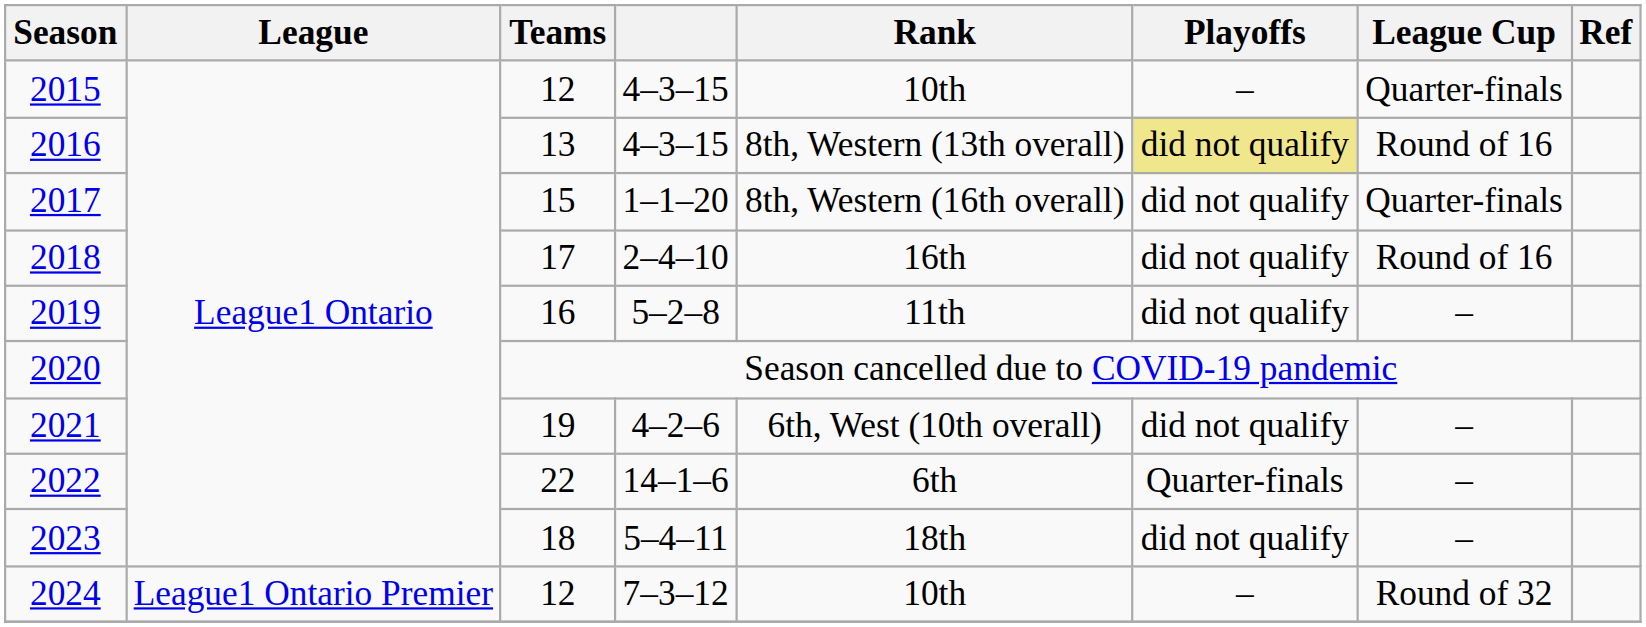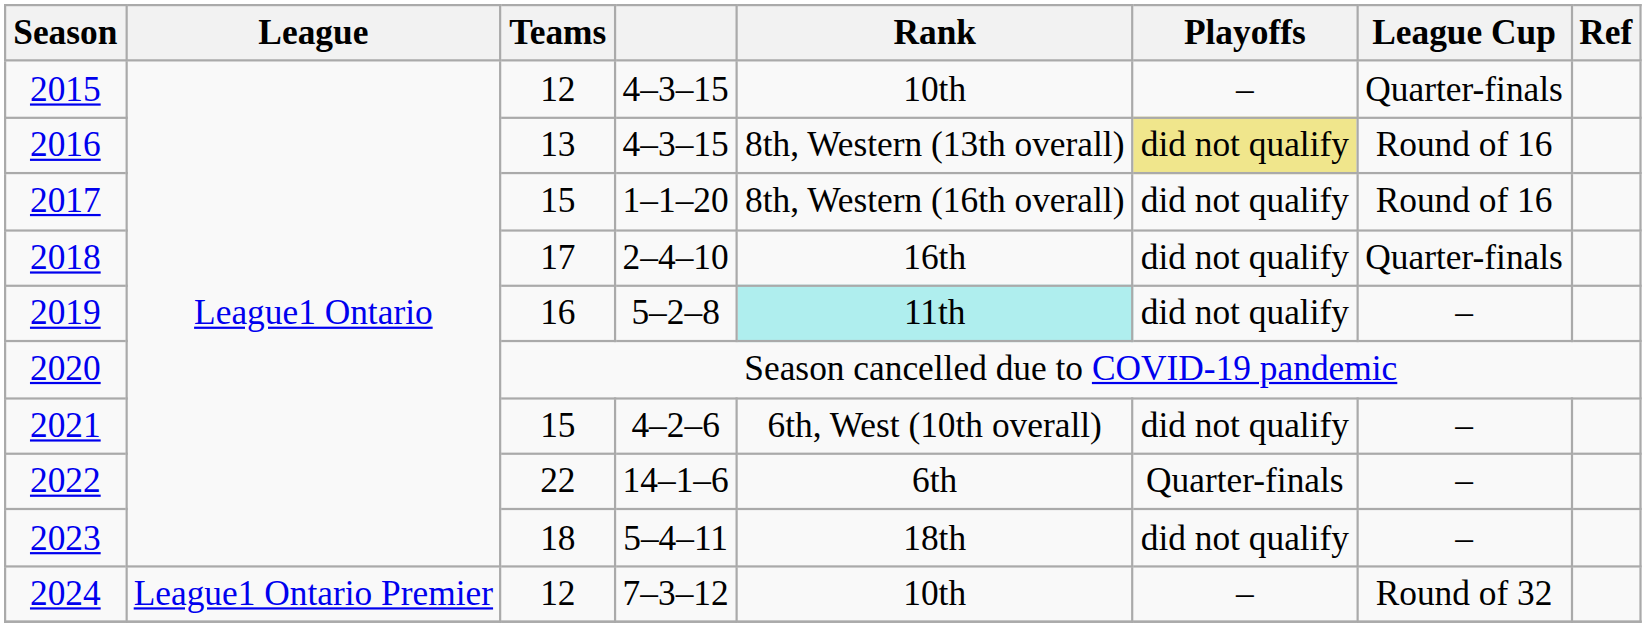(1464, 200) Quarter-finals -> (1464, 200) Round of 16
(1464, 256) Round of 16 -> (1464, 256) Quarter-finals
(935, 312) no background -> (935, 312) paleturquoise background
(558, 425) 19 -> (558, 425) 15
